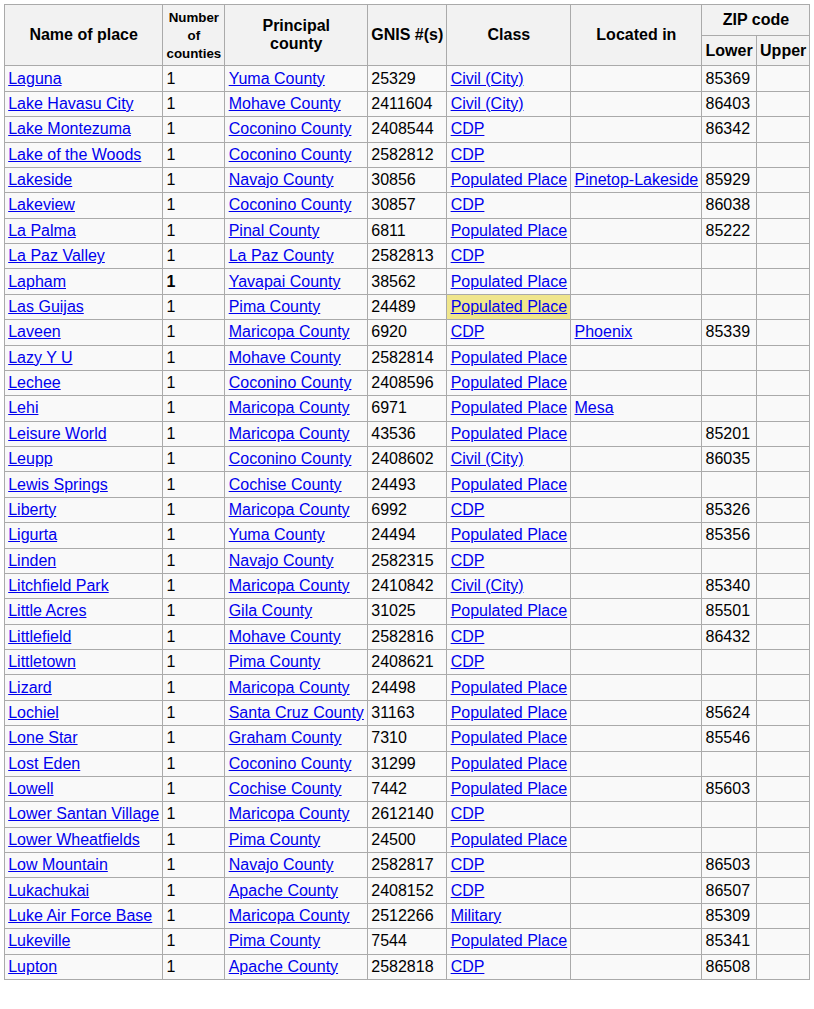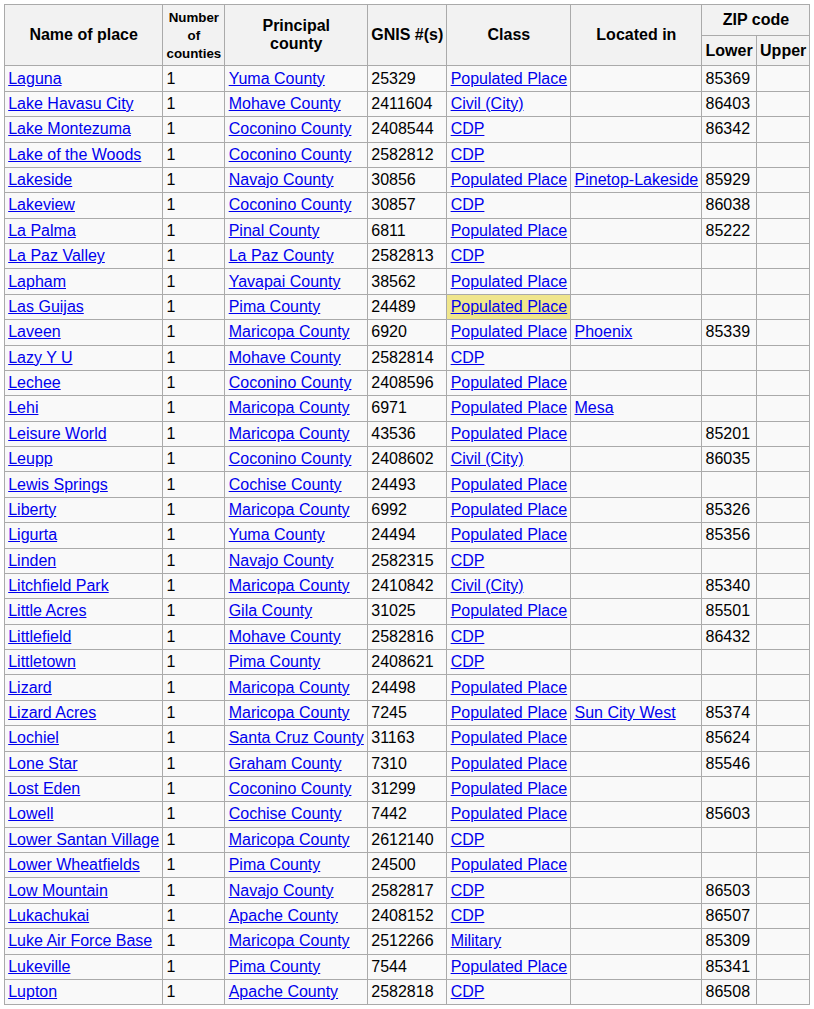(487, 78) Civil (City) -> (509, 78) Populated Place
(171, 281) bold -> (171, 281) normal
(468, 332) CDP -> (509, 332) Populated Place
(509, 357) Populated Place -> (468, 357) CDP
(468, 509) CDP -> (509, 509) Populated Place
+ row: (52, 712)
